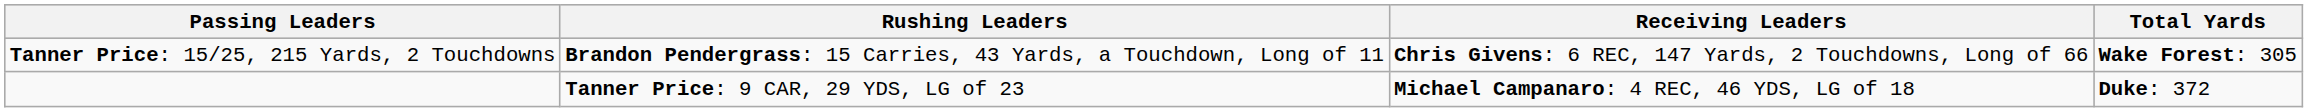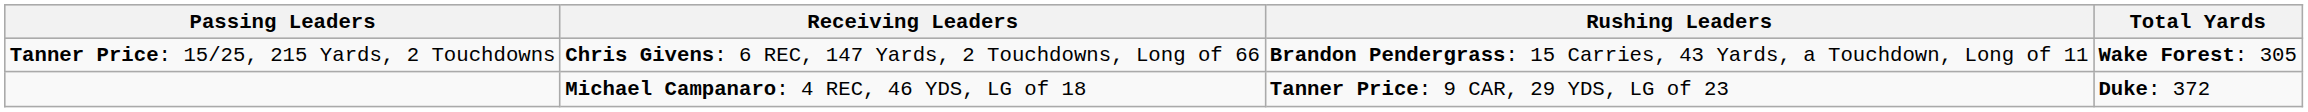columns swapped: (975, 22) <-> (1741, 22)
